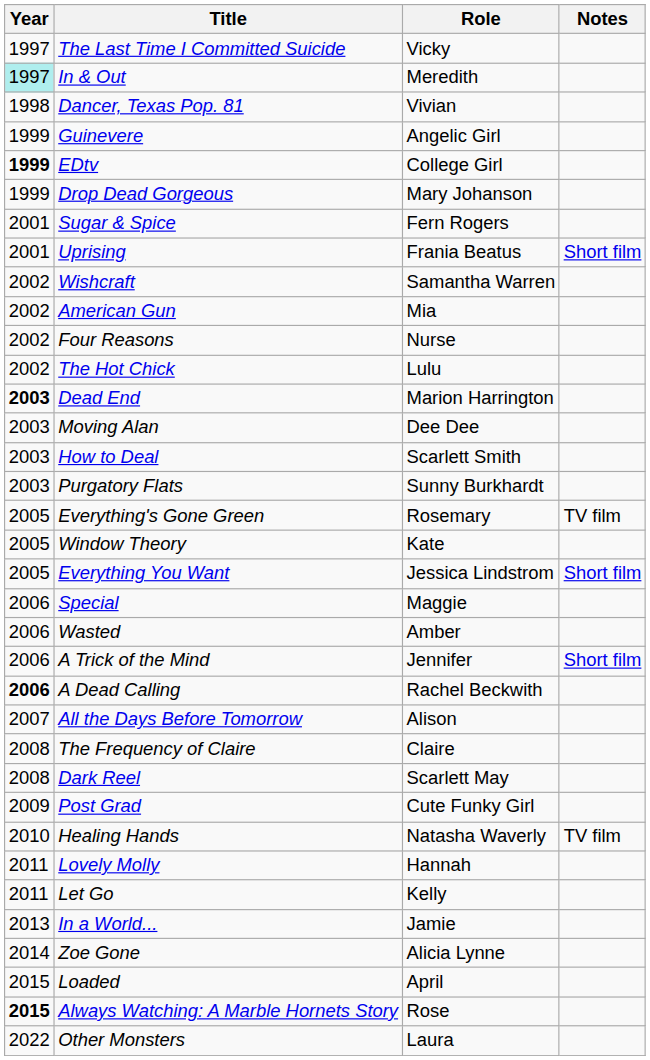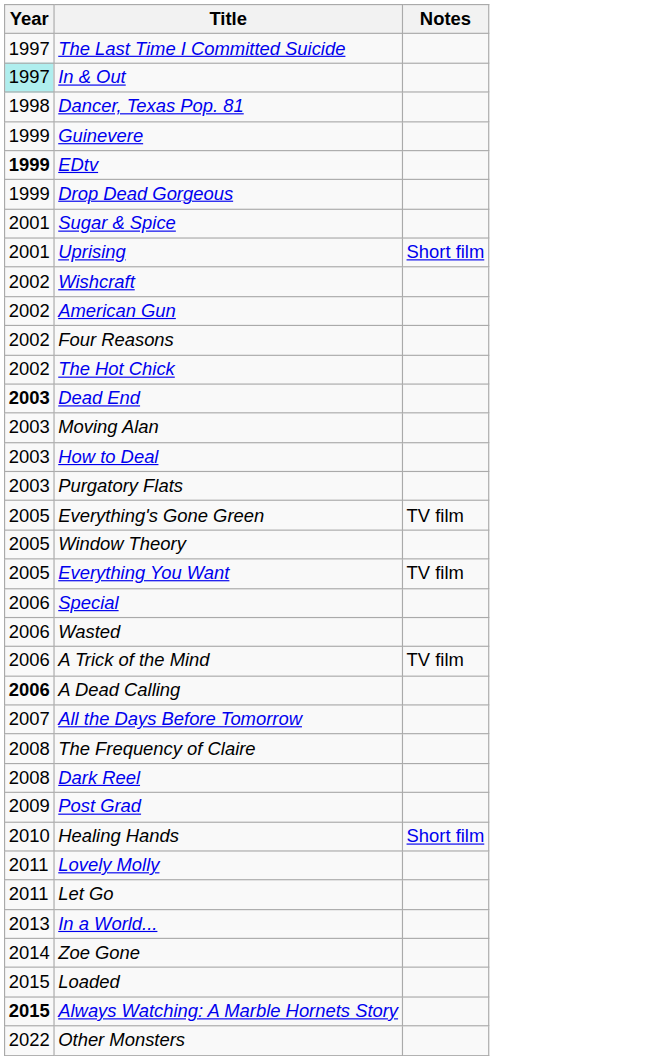- column: (481, 19)
(603, 573) Short film -> (435, 573) TV film
(603, 661) Short film -> (435, 661) TV film
(592, 836) TV film -> (445, 836) Short film
